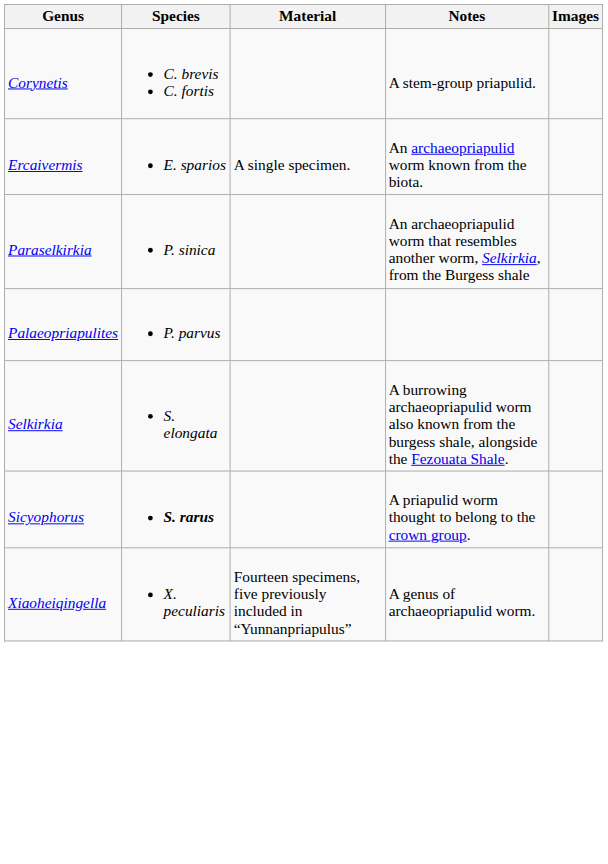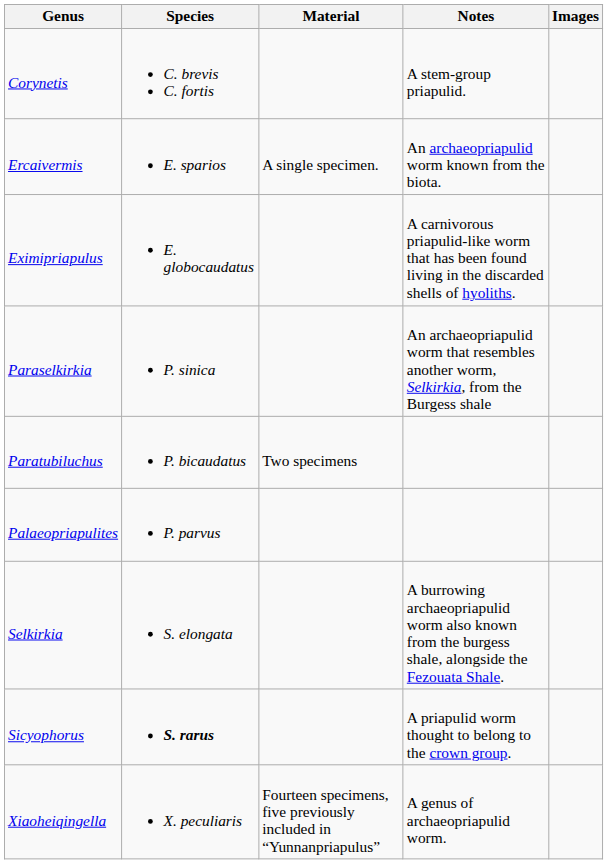+ row: (55, 258)
+ row: (55, 461)
